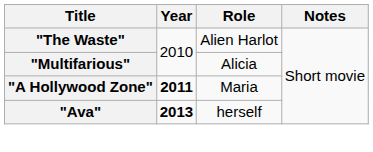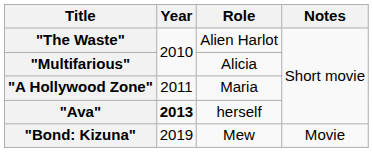(176, 87) bold -> (176, 87) normal
+ row: (80, 135)
